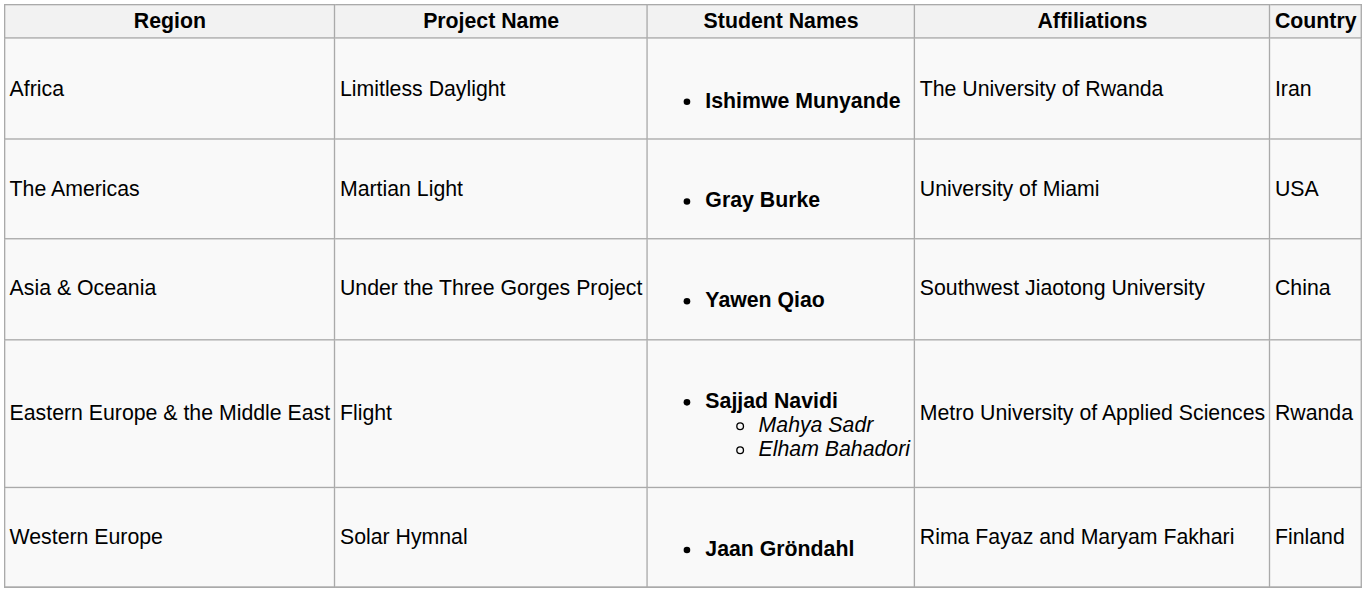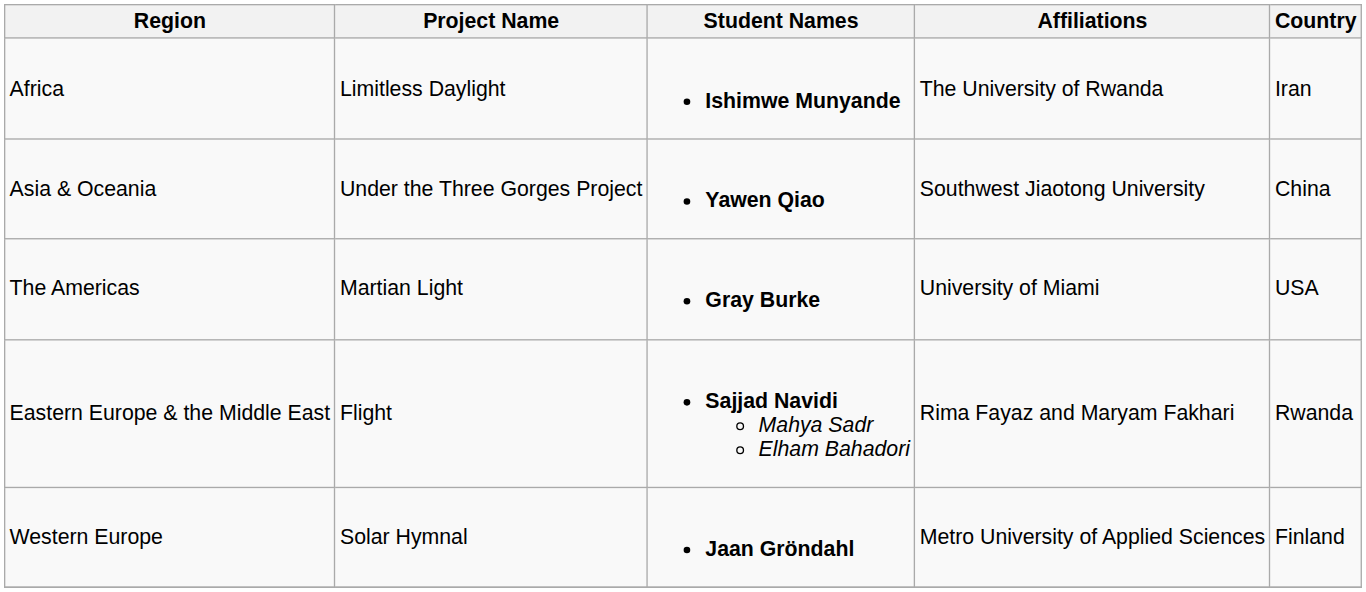rows swapped: (75, 188) <-> (83, 288)
(1092, 413) Metro University of Applied Sciences -> (1077, 413) Rima Fayaz and Maryam Fakhari
(1077, 537) Rima Fayaz and Maryam Fakhari -> (1092, 537) Metro University of Applied Sciences
